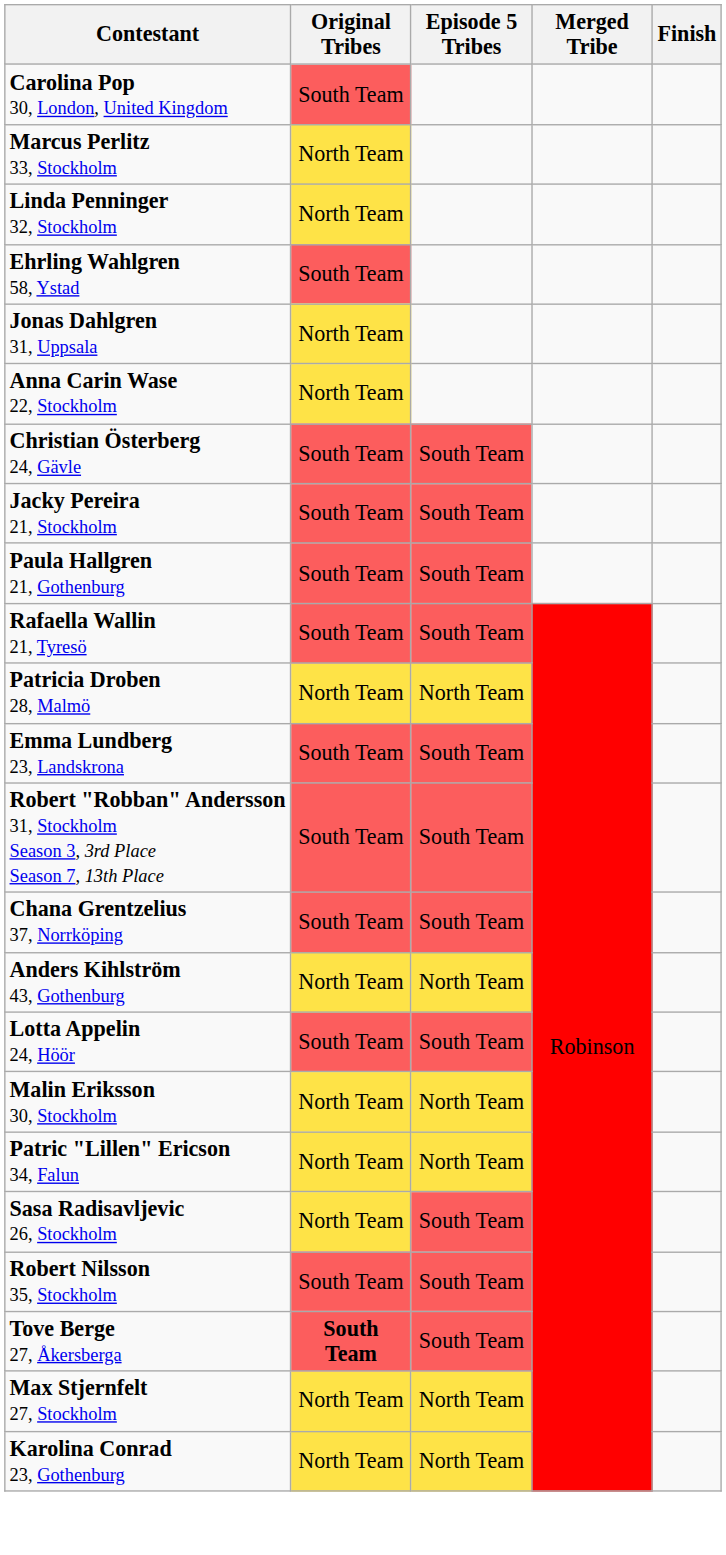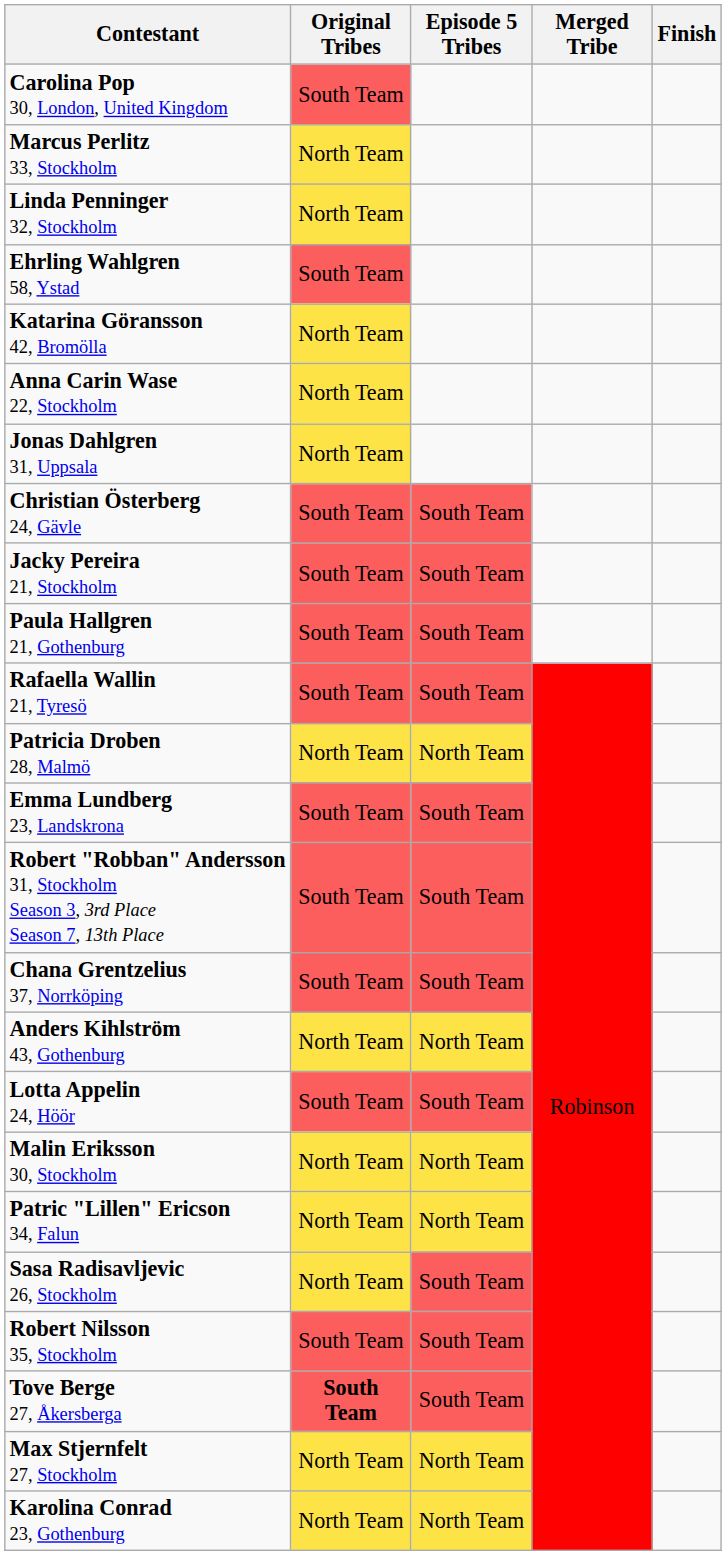+ row: (106, 333)
rows swapped: (93, 393) <-> (83, 333)
